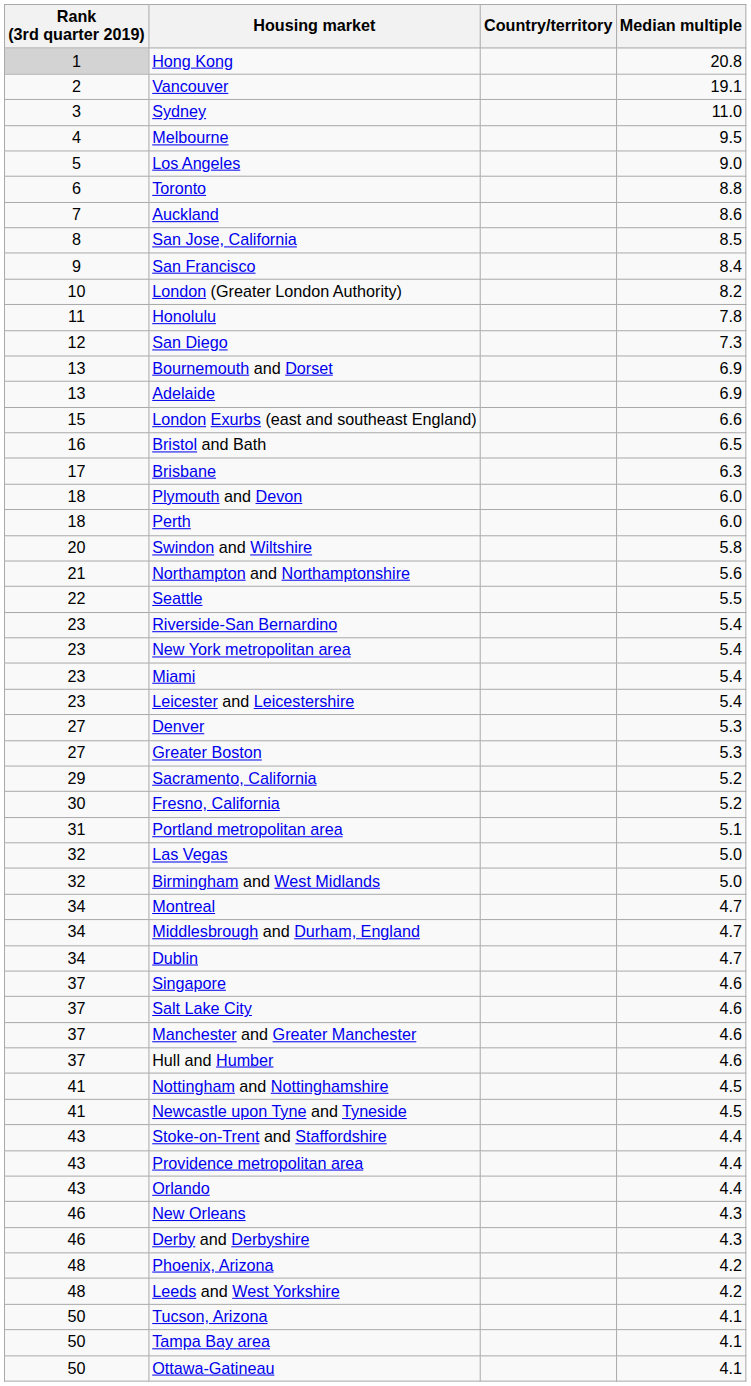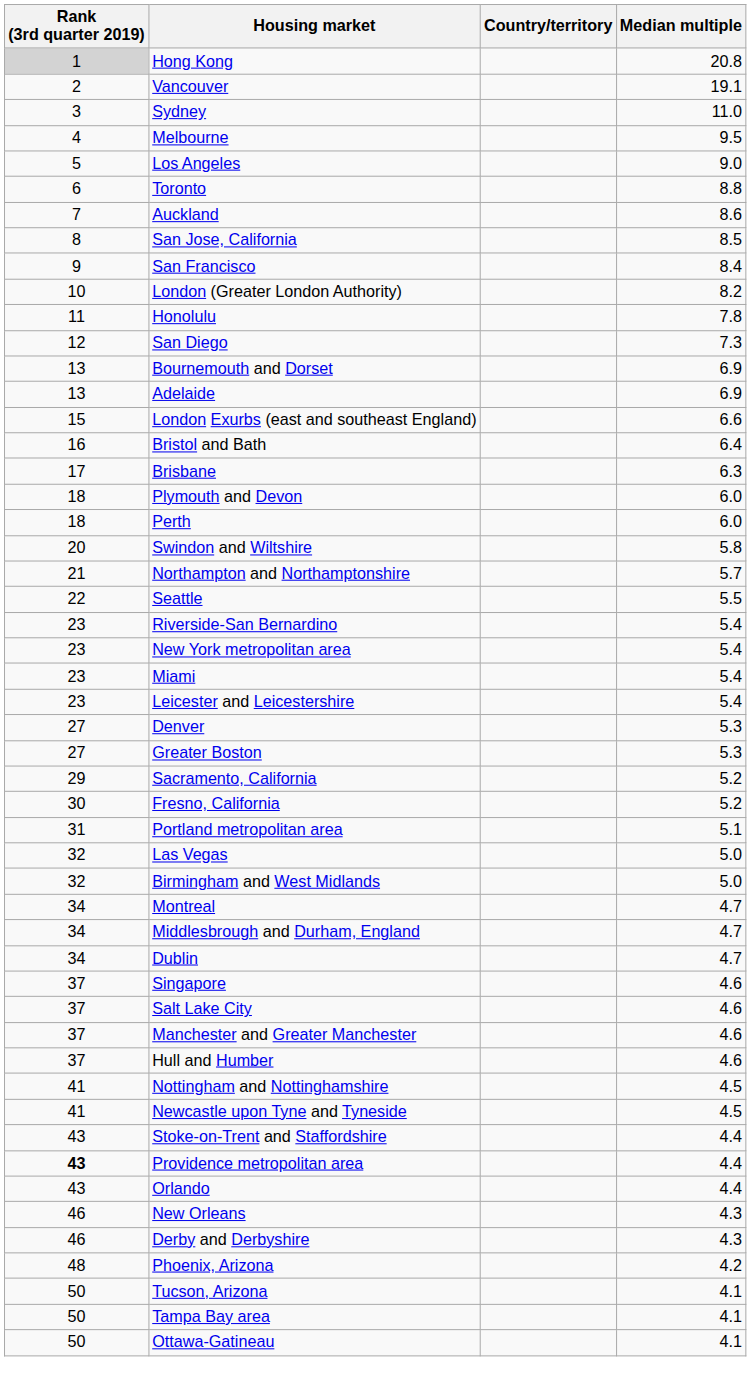(731, 445) 6.5 -> (731, 445) 6.4
(731, 573) 5.6 -> (731, 573) 5.7
(76, 1163) normal -> (76, 1163) bold
- row: (246, 1291)
